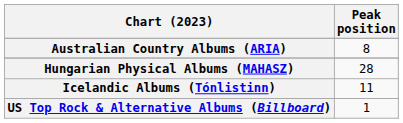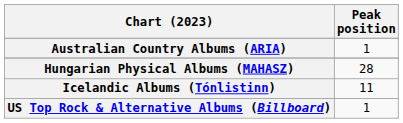(366, 48) 8 -> (366, 48) 1
